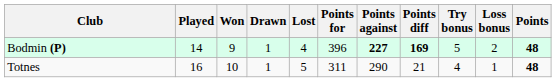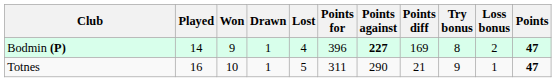(419, 47) bold -> (419, 47) normal
(457, 47) 5 -> (457, 47) 8
(532, 47) 48 -> (532, 47) 47
(457, 67) 4 -> (457, 67) 9
(532, 67) 48 -> (532, 67) 47
